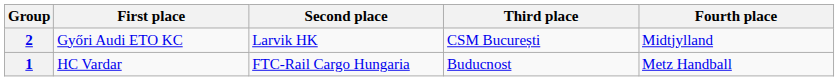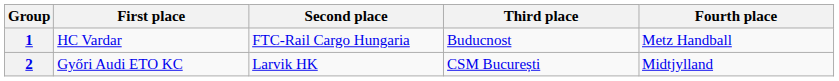rows swapped: (29, 64) <-> (29, 40)
